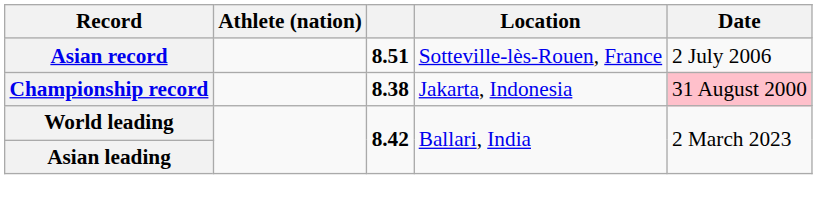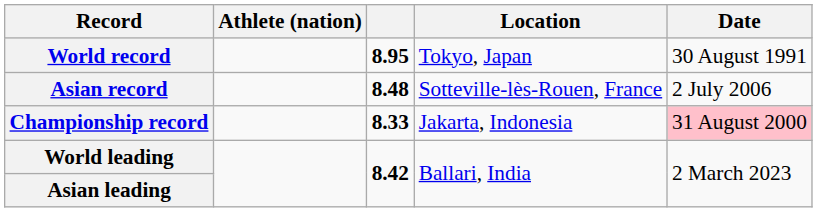+ row: (109, 55)
(390, 55) 8.51 -> (390, 88) 8.48
(390, 88) 8.38 -> (390, 122) 8.33
